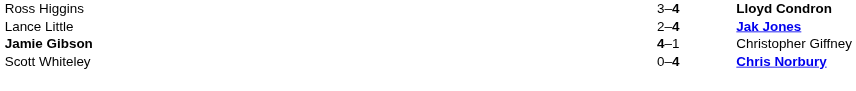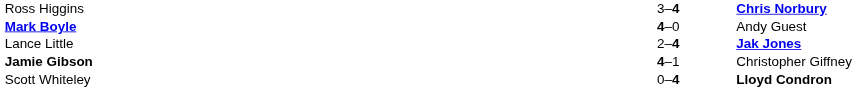(784, 8) Lloyd Condron -> (782, 8) Chris Norbury
+ row: (41, 26)
(782, 61) Chris Norbury -> (784, 79) Lloyd Condron
